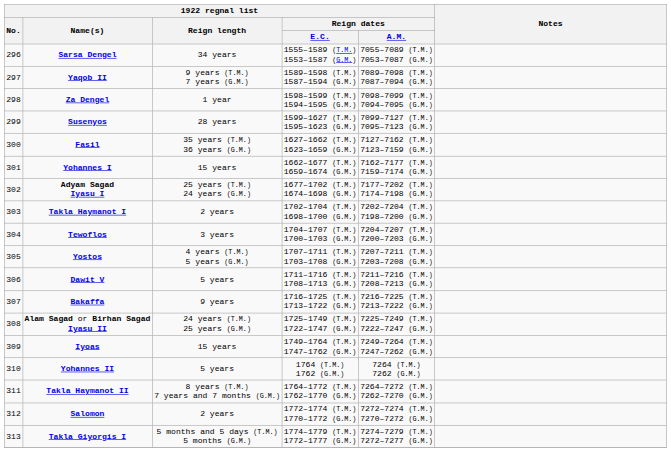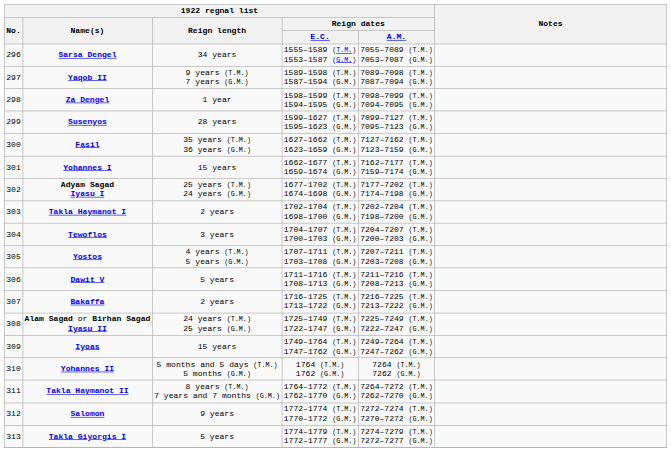(217, 302) 9 years -> (217, 302) 2 years
(217, 369) 5 years -> (217, 369) 5 months and 5 days (T.M.) 5 months (G.M.)
(217, 414) 2 years -> (217, 414) 9 years
(217, 436) 5 months and 5 days (T.M.) 5 months (G.M.) -> (217, 436) 5 years
